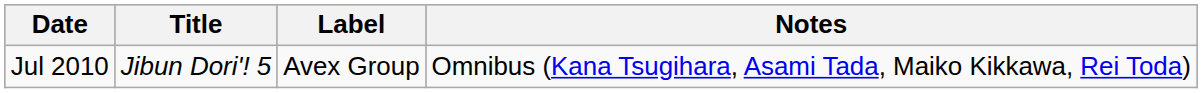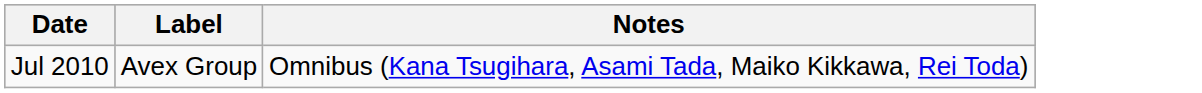- column: (196, 25)
